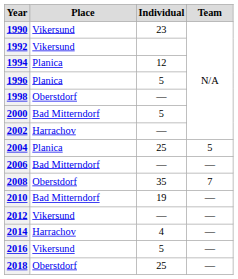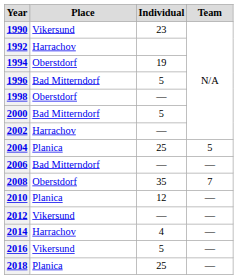(53, 46) Vikersund -> (54, 46) Harrachov
(47, 63) Planica -> (55, 63) Oberstdorf
(161, 63) 12 -> (161, 63) 19
(47, 80) Planica -> (66, 80) Bad Mitterndorf
(66, 198) Bad Mitterndorf -> (47, 198) Planica
(161, 198) 19 -> (161, 198) 12
(55, 265) Oberstdorf -> (47, 265) Planica
